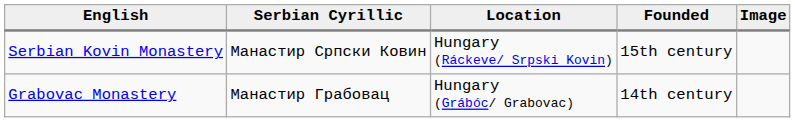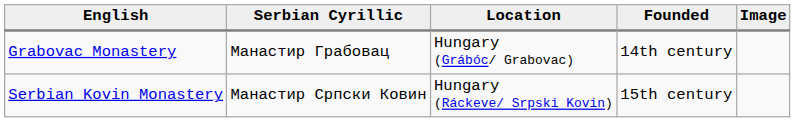rows swapped: (116, 53) <-> (92, 95)
